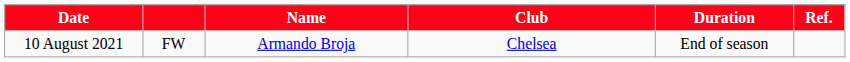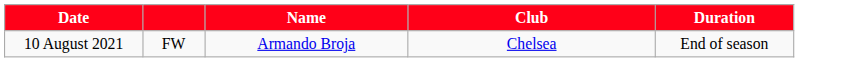- column: (819, 17)
